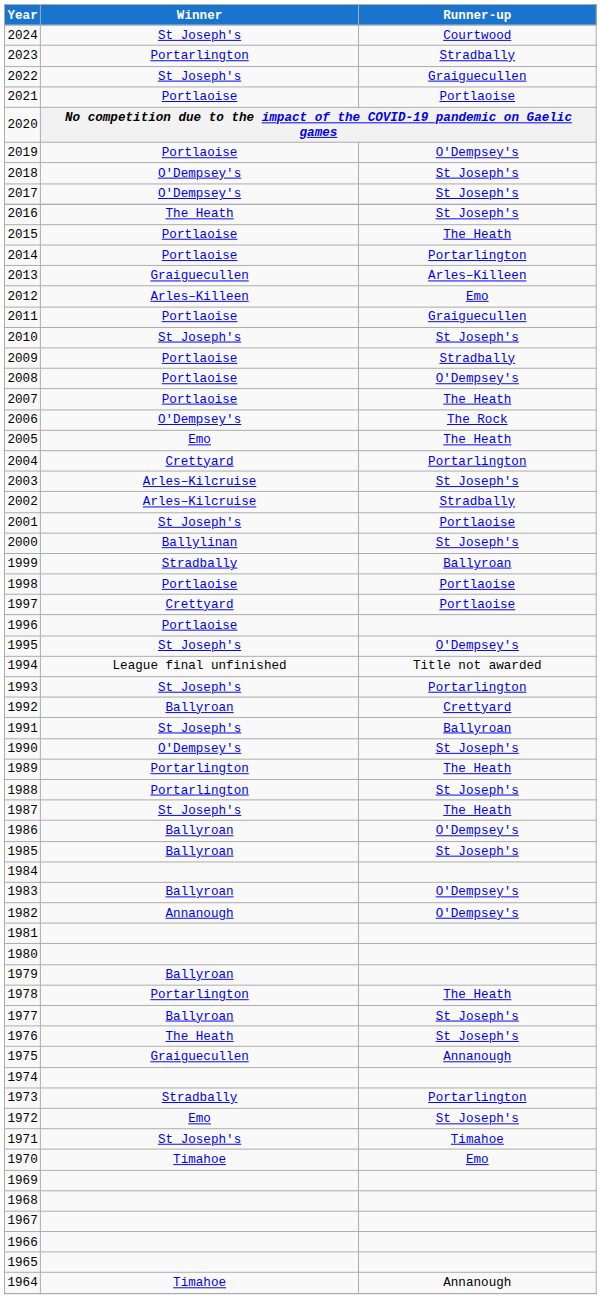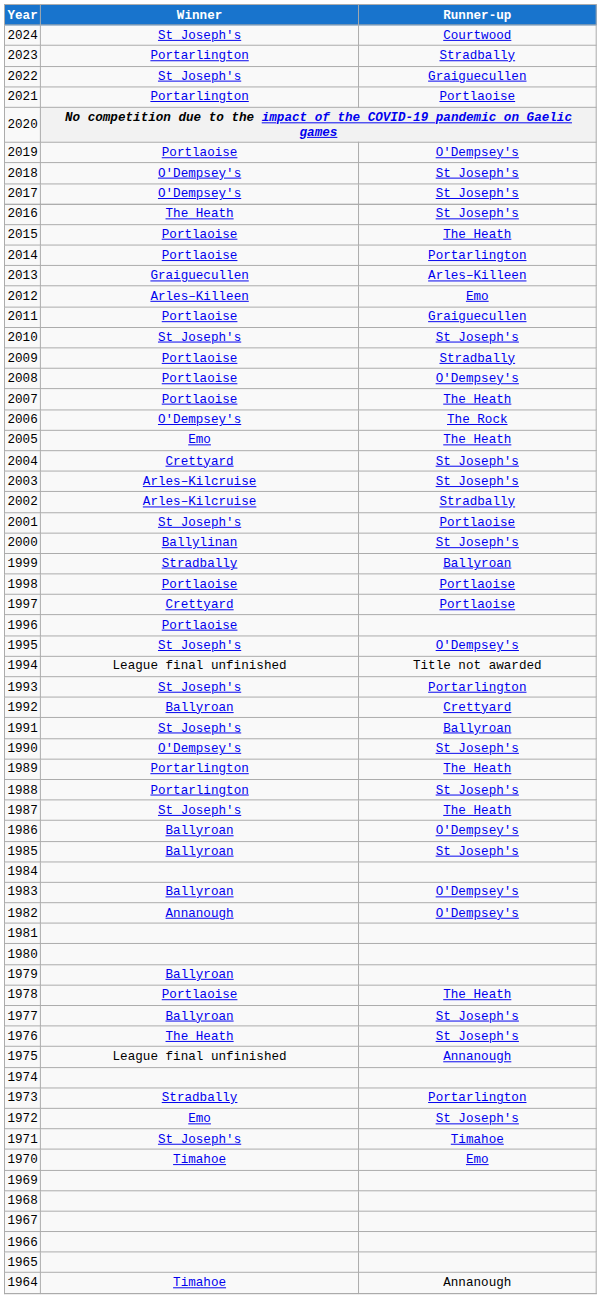(200, 97) Portlaoise -> (200, 97) Portarlington
(477, 461) Portarlington -> (477, 461) St Joseph's
(200, 995) Portarlington -> (200, 995) Portlaoise
(200, 1057) Graiguecullen -> (200, 1057) League final unfinished
